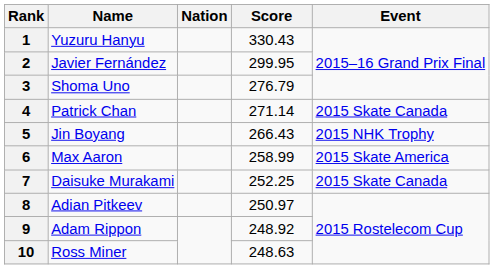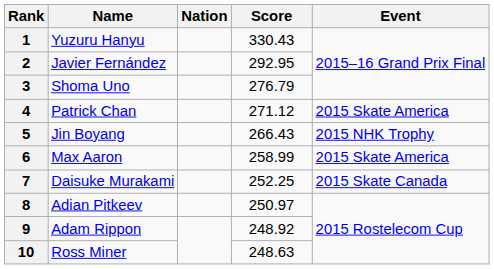(272, 63) 299.95 -> (272, 63) 292.95
(272, 110) 271.14 -> (272, 110) 271.12
(381, 110) 2015 Skate Canada -> (382, 110) 2015 Skate America
